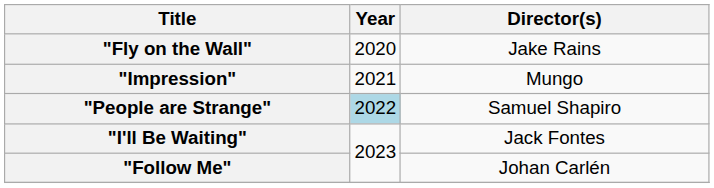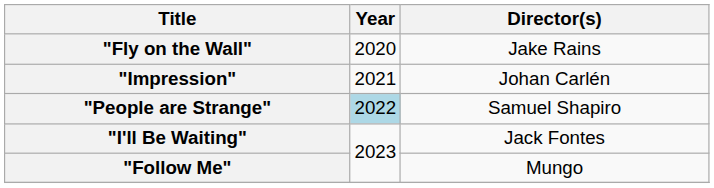(555, 78) Mungo -> (555, 78) Johan Carlén
(555, 167) Johan Carlén -> (555, 167) Mungo
